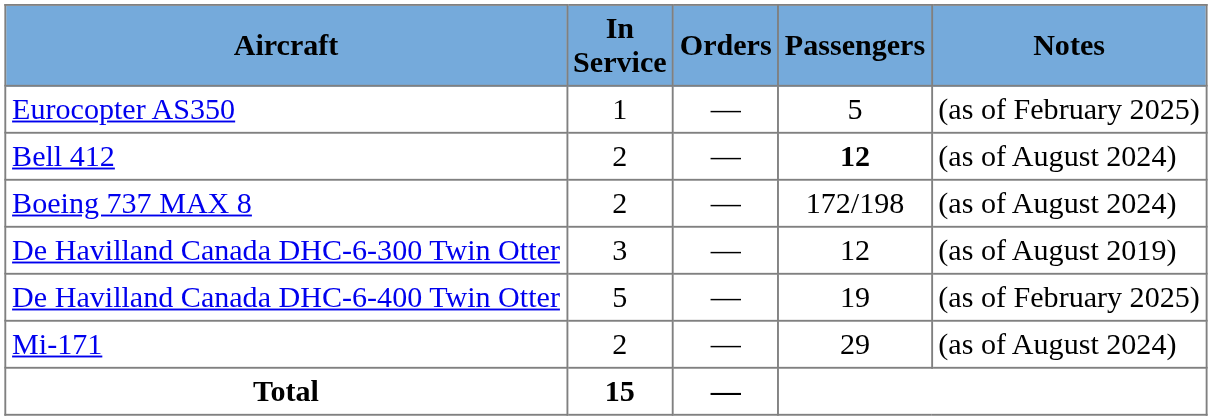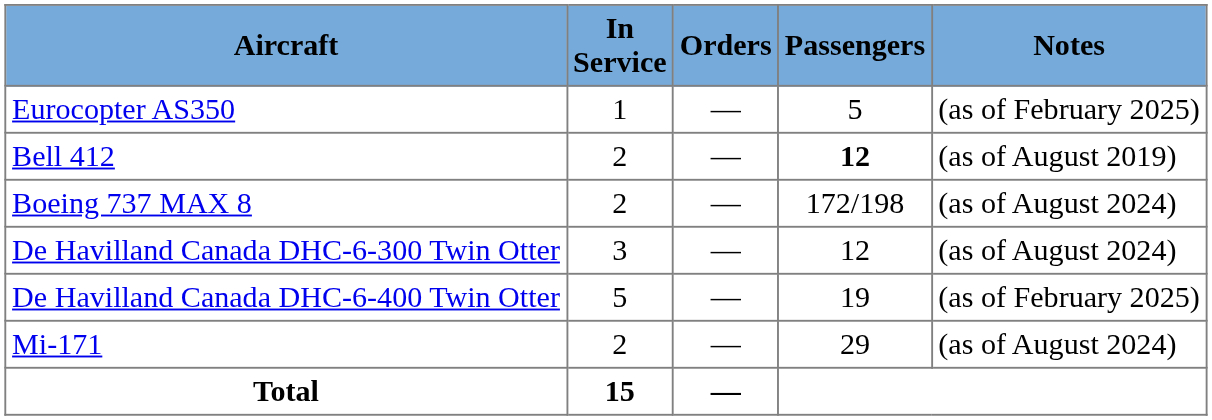(1057, 155) (as of August 2024) -> (1057, 155) (as of August 2019)
(1057, 249) (as of August 2019) -> (1057, 249) (as of August 2024)
